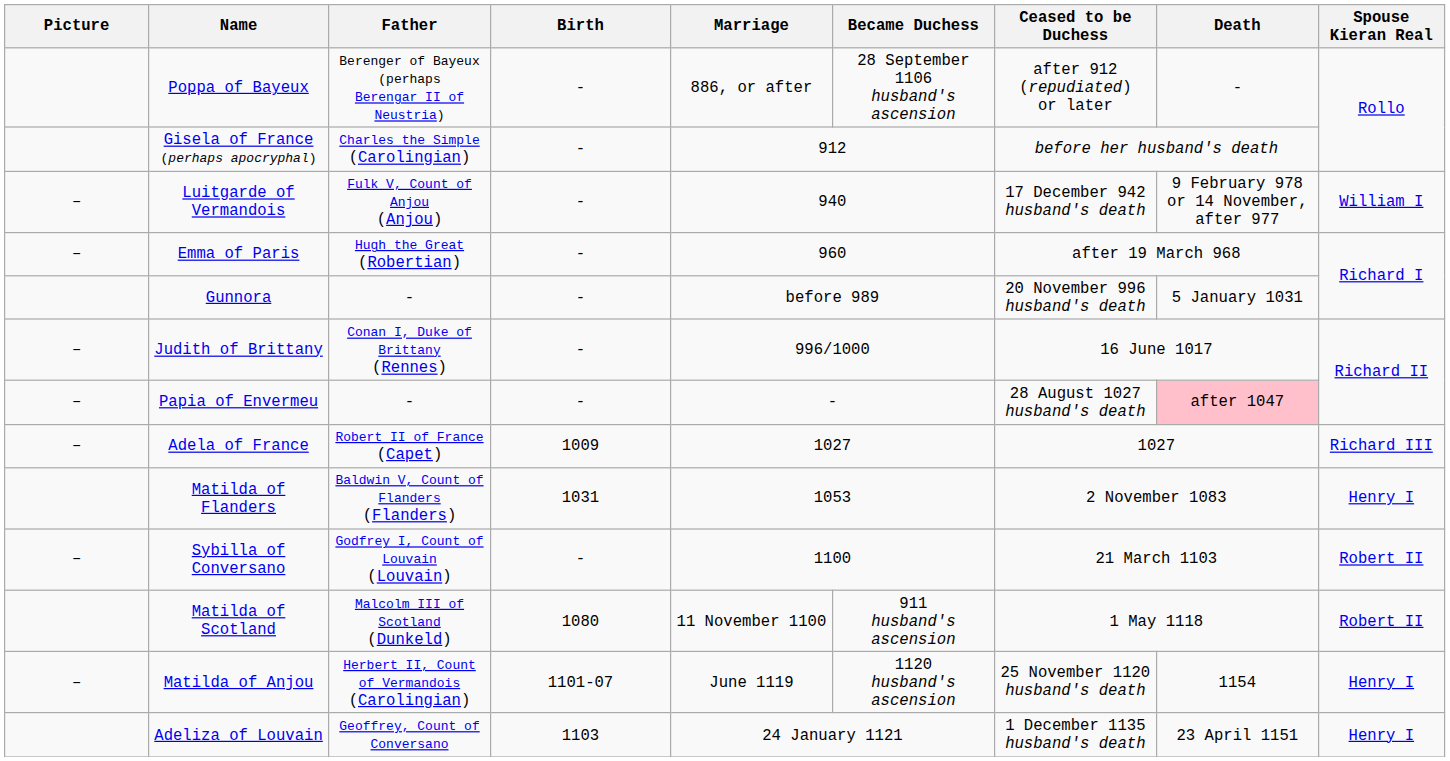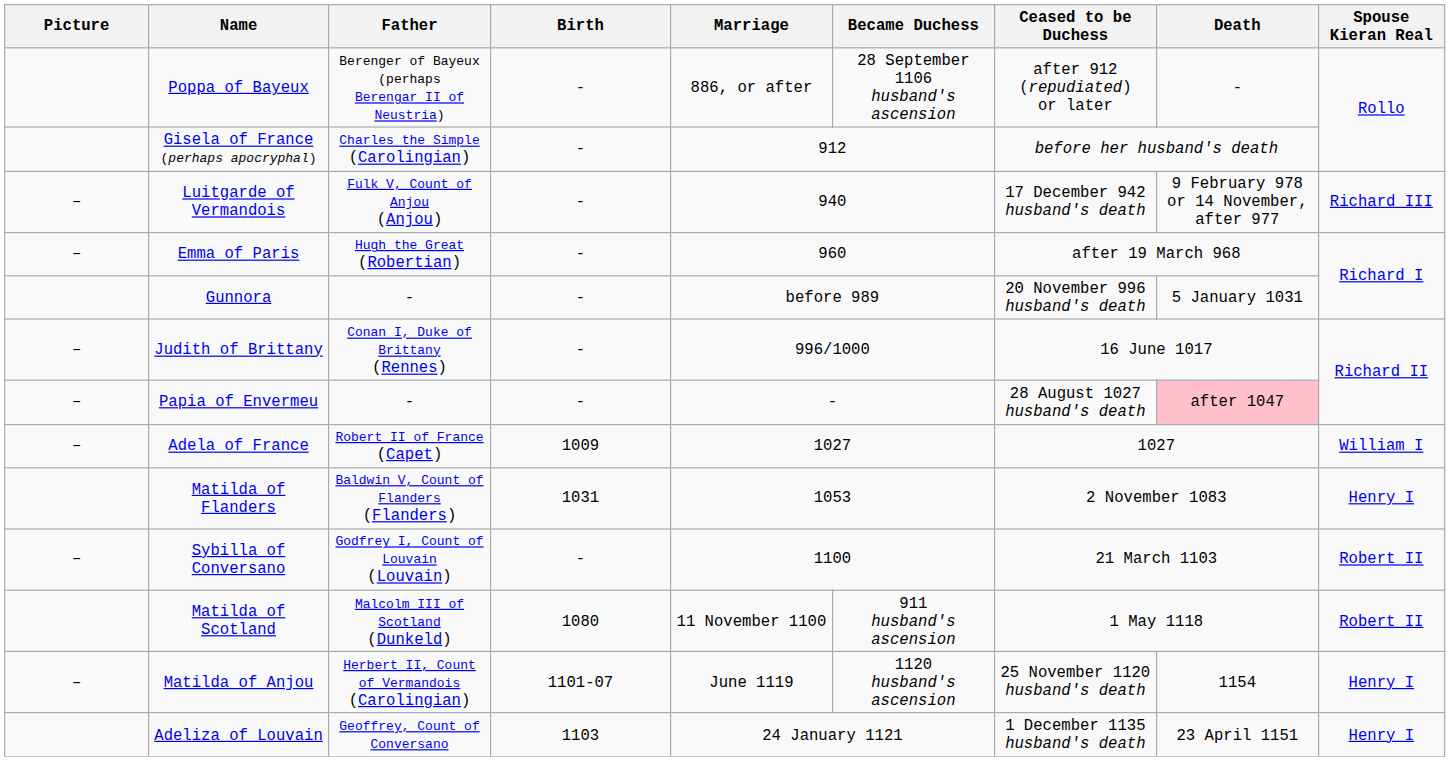(1381, 202) William I -> (1381, 202) Richard III
(1381, 446) Richard III -> (1381, 446) William I
